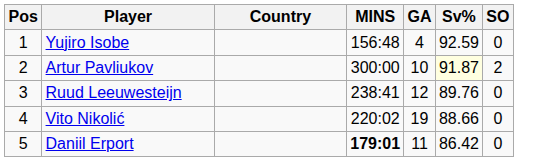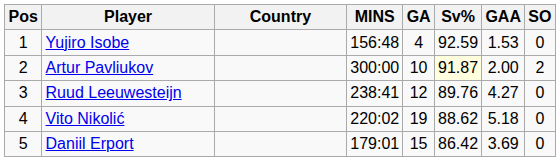+ column: (503, 17)
(459, 118) 88.66 -> (458, 118) 88.62
(375, 144) bold -> (375, 144) normal
(420, 144) 11 -> (419, 144) 15
